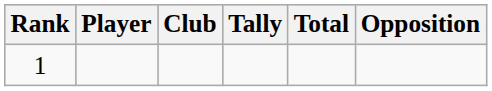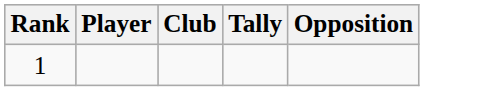- column: (321, 24)
